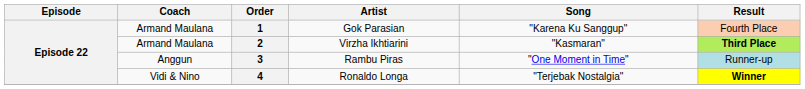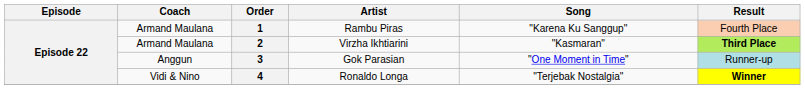(374, 28) Gok Parasian -> (374, 28) Rambu Piras
(374, 60) Rambu Piras -> (374, 60) Gok Parasian
